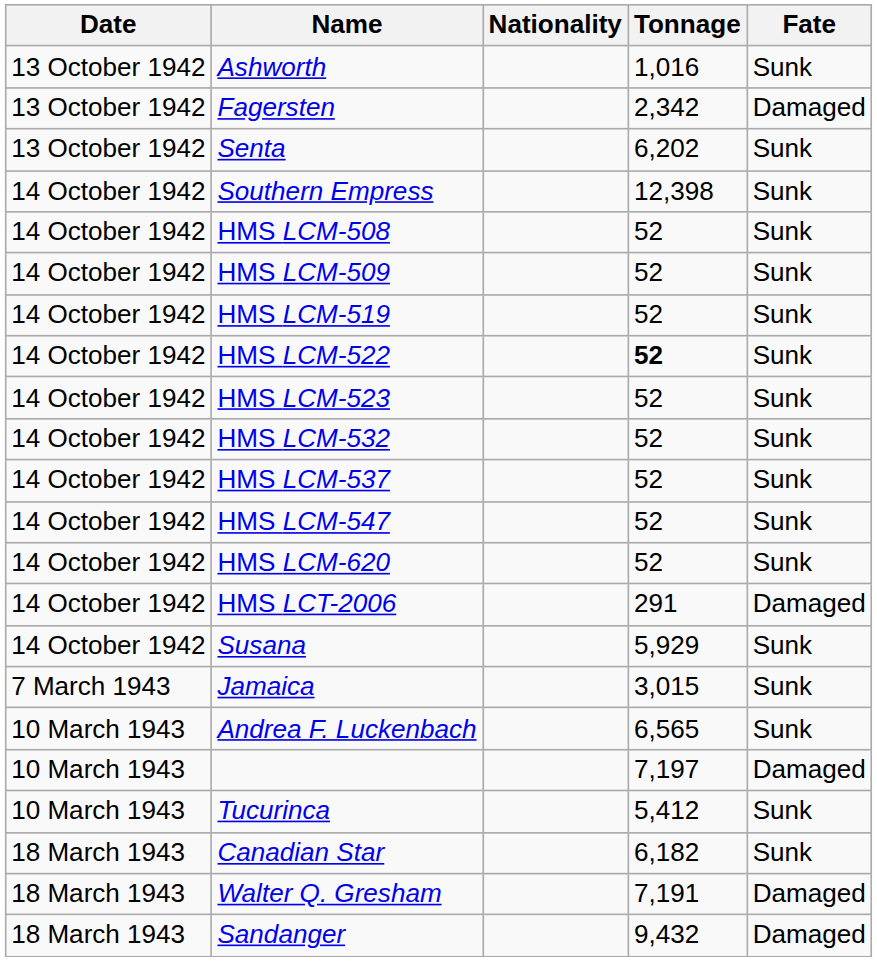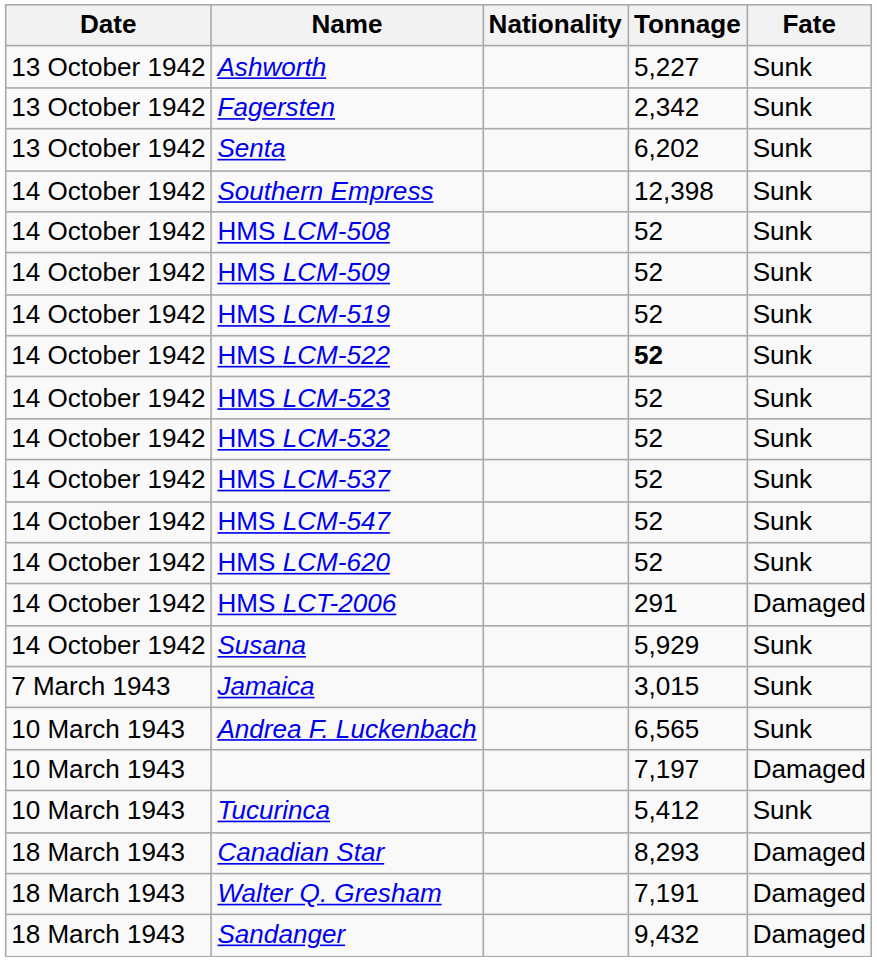(667, 66) 1,016 -> (667, 66) 5,227
(809, 107) Damaged -> (782, 107) Sunk
(667, 852) 6,182 -> (667, 852) 8,293
(782, 852) Sunk -> (809, 852) Damaged
